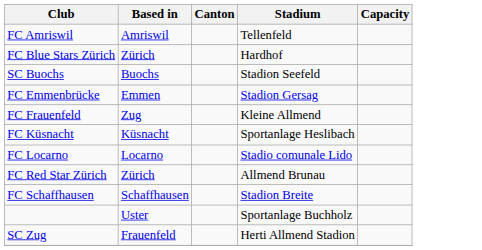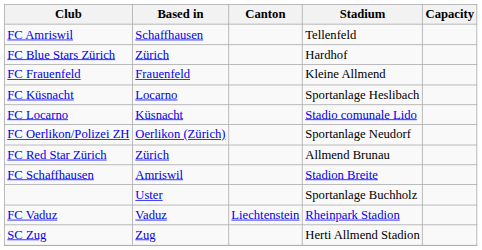(145, 34) Amriswil -> (169, 34) Schaffhausen
- row: (36, 74)
- row: (53, 94)
(131, 114) Zug -> (163, 74) Frauenfeld
(145, 134) Küsnacht -> (156, 94) Locarno
(142, 154) Locarno -> (159, 114) Küsnacht
+ row: (68, 134)
(155, 194) Schaffhausen -> (159, 174) Amriswil
+ row: (32, 214)
(148, 235) Frauenfeld -> (145, 235) Zug
